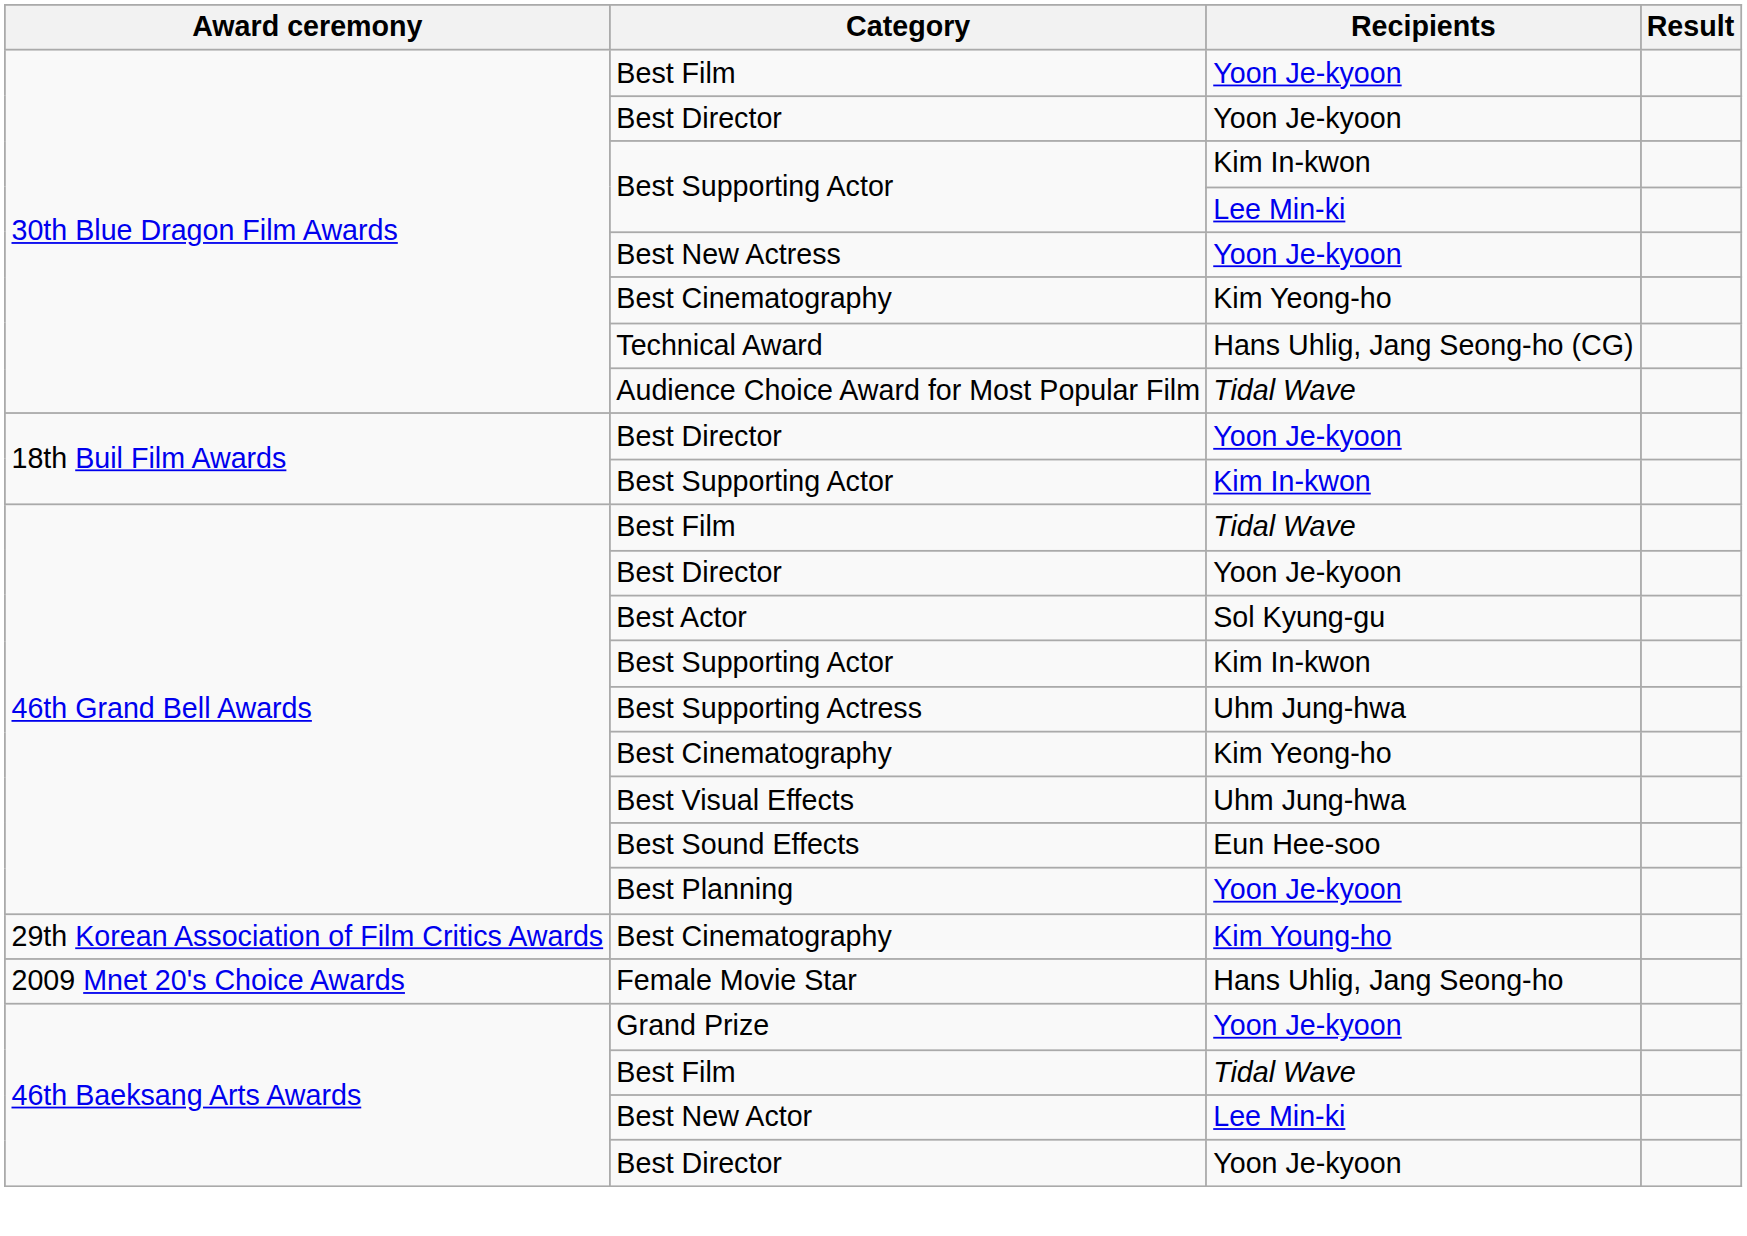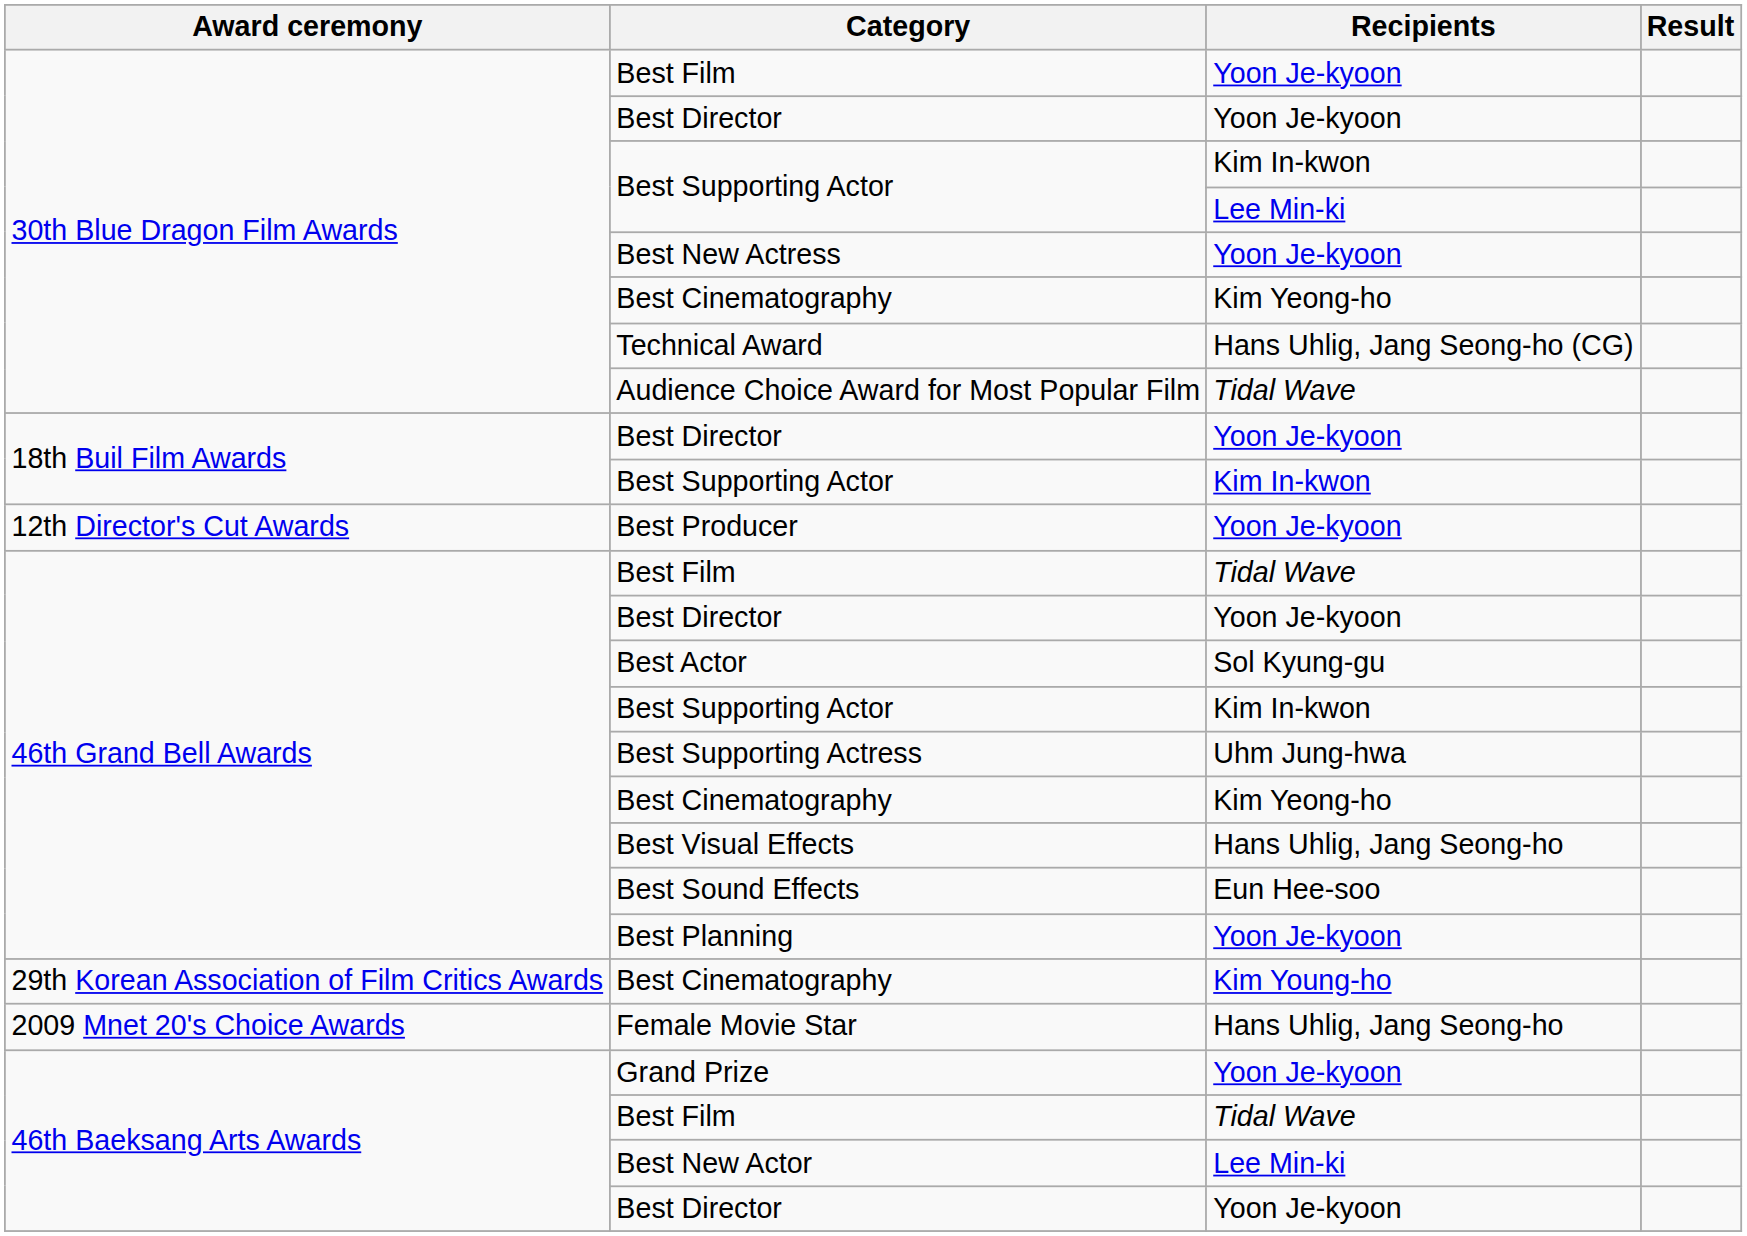+ row: (180, 526)
(1310, 799) Uhm Jung-hwa -> (1388, 844) Hans Uhlig, Jang Seong-ho
